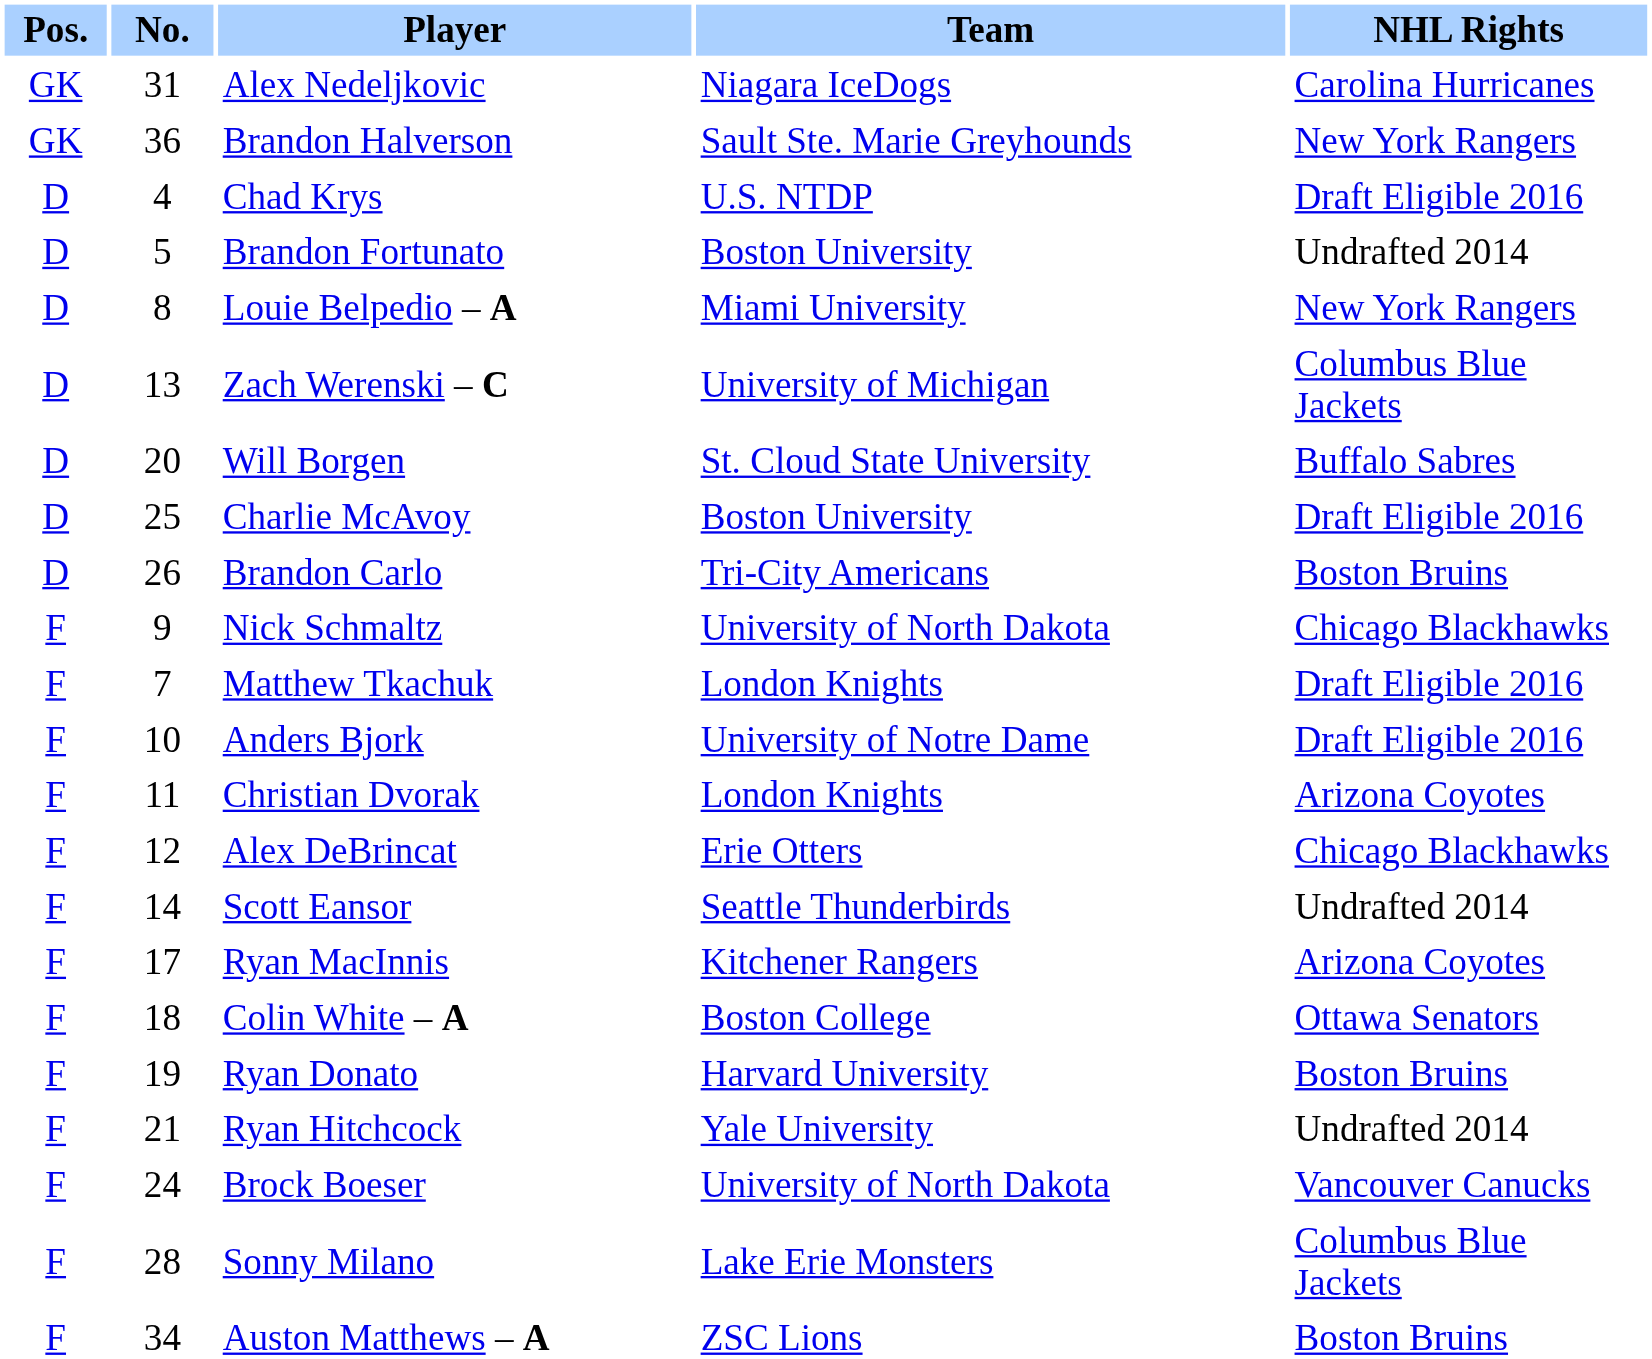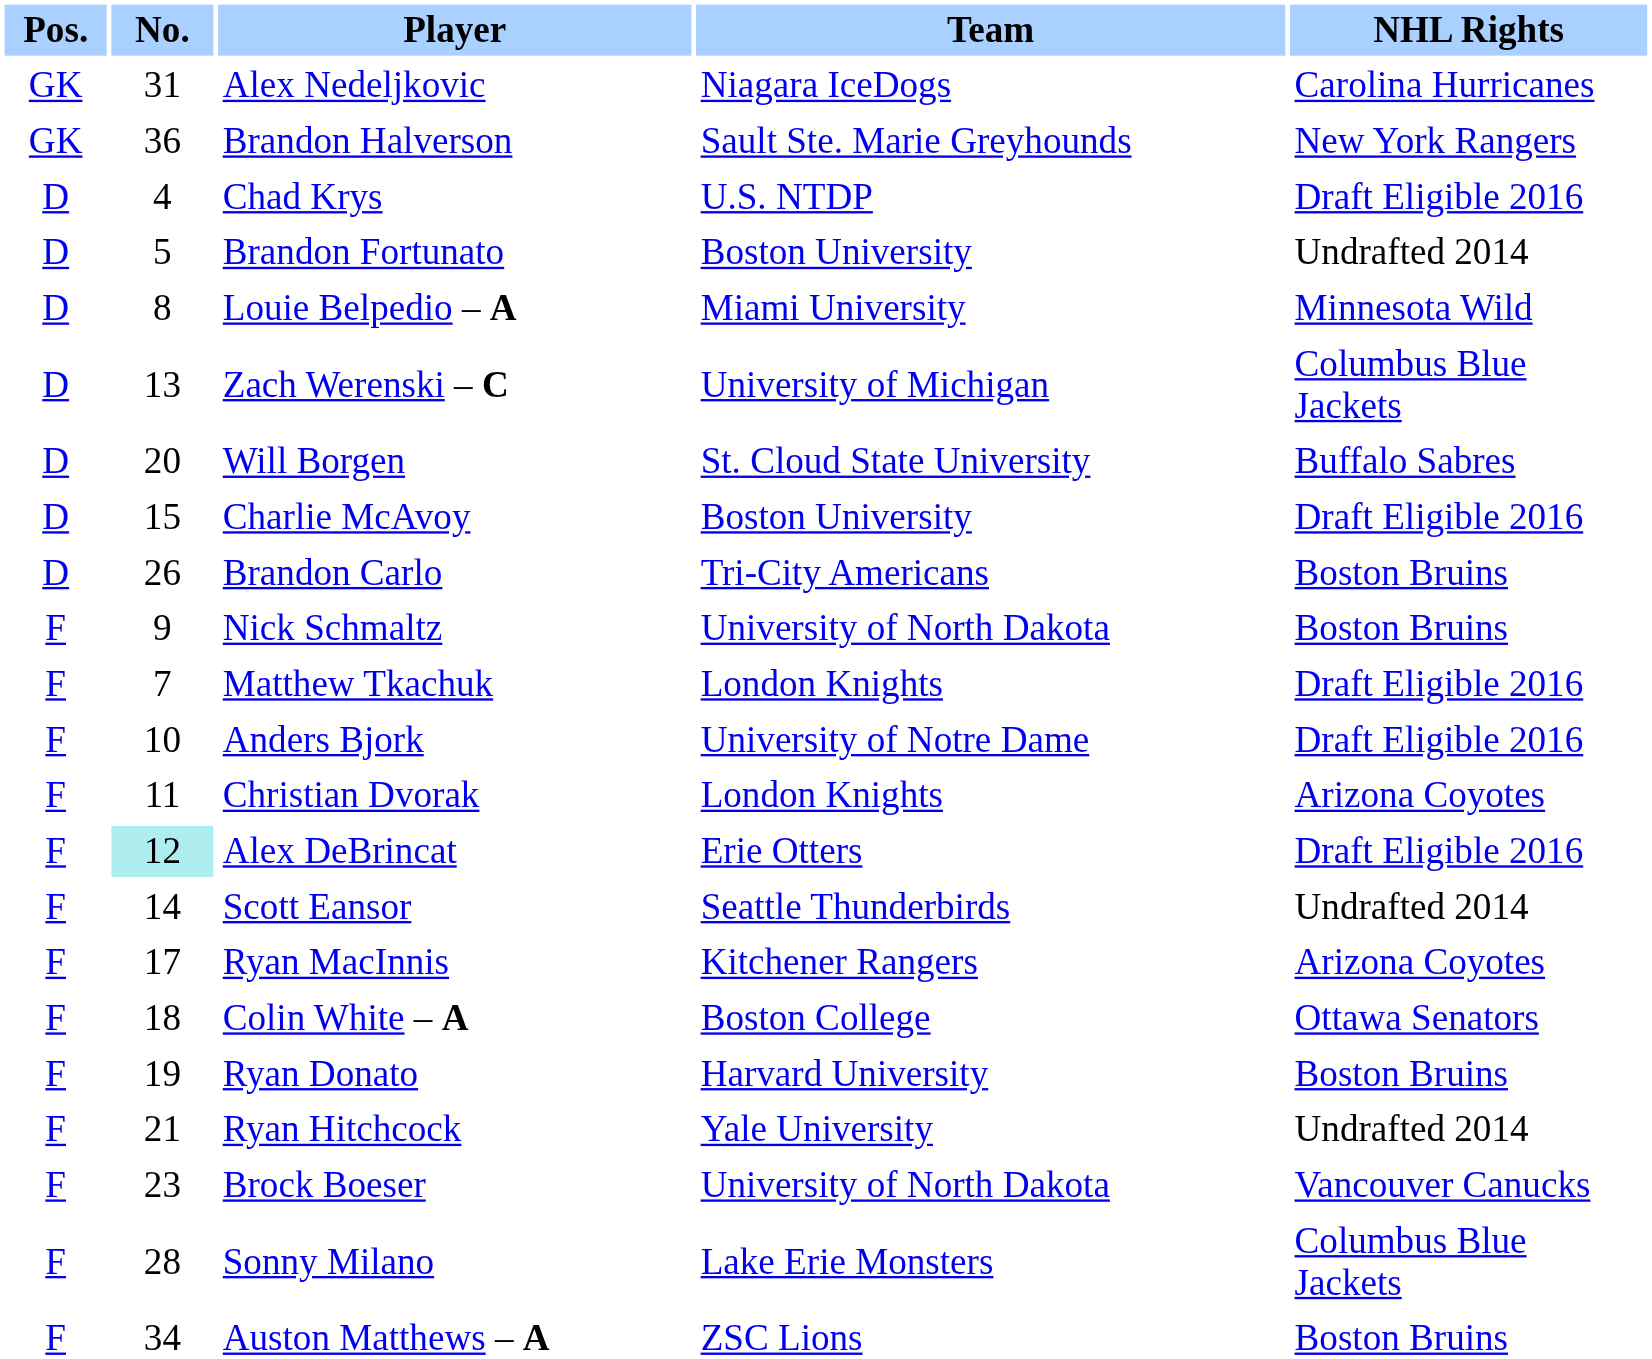(1435, 307) New York Rangers -> (1414, 307) Minnesota Wild
(162, 516) 25 -> (162, 516) 15
(1452, 628) Chicago Blackhawks -> (1401, 628) Boston Bruins
(162, 850) no background -> (162, 850) paleturquoise background
(1452, 850) Chicago Blackhawks -> (1439, 850) Draft Eligible 2016
(162, 1184) 24 -> (162, 1184) 23
